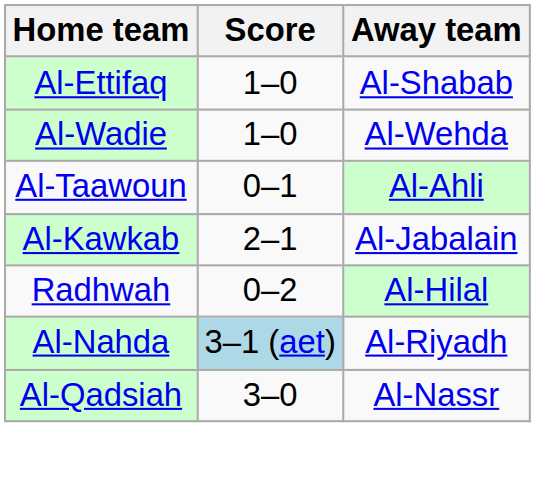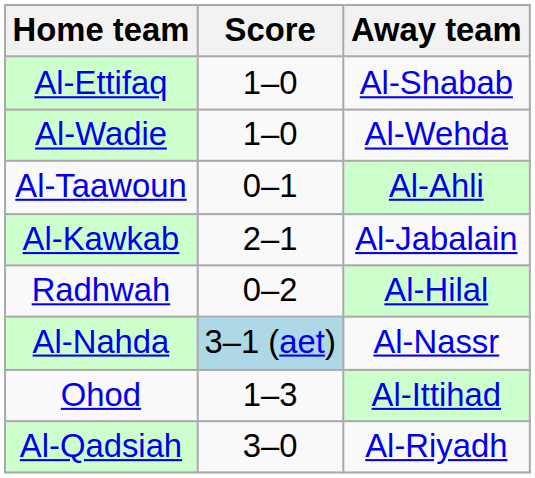(436, 342) Al-Riyadh -> (436, 342) Al-Nassr
+ row: (101, 394)
(436, 394) Al-Nassr -> (436, 446) Al-Riyadh
